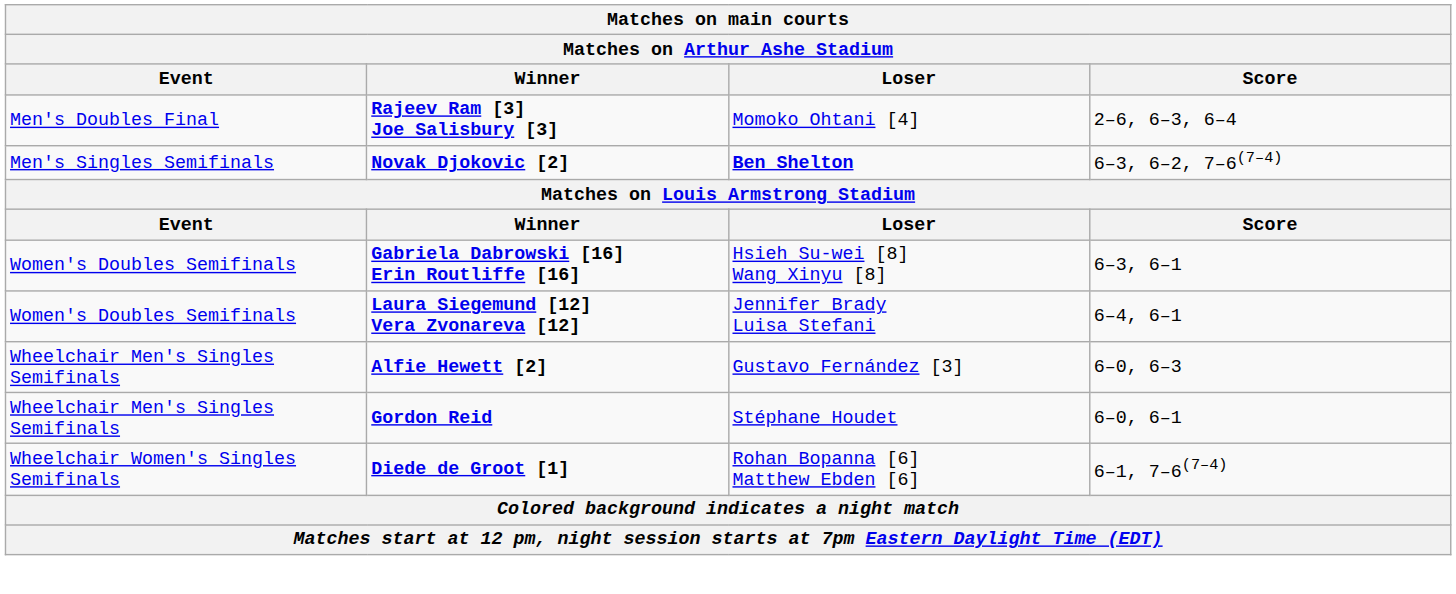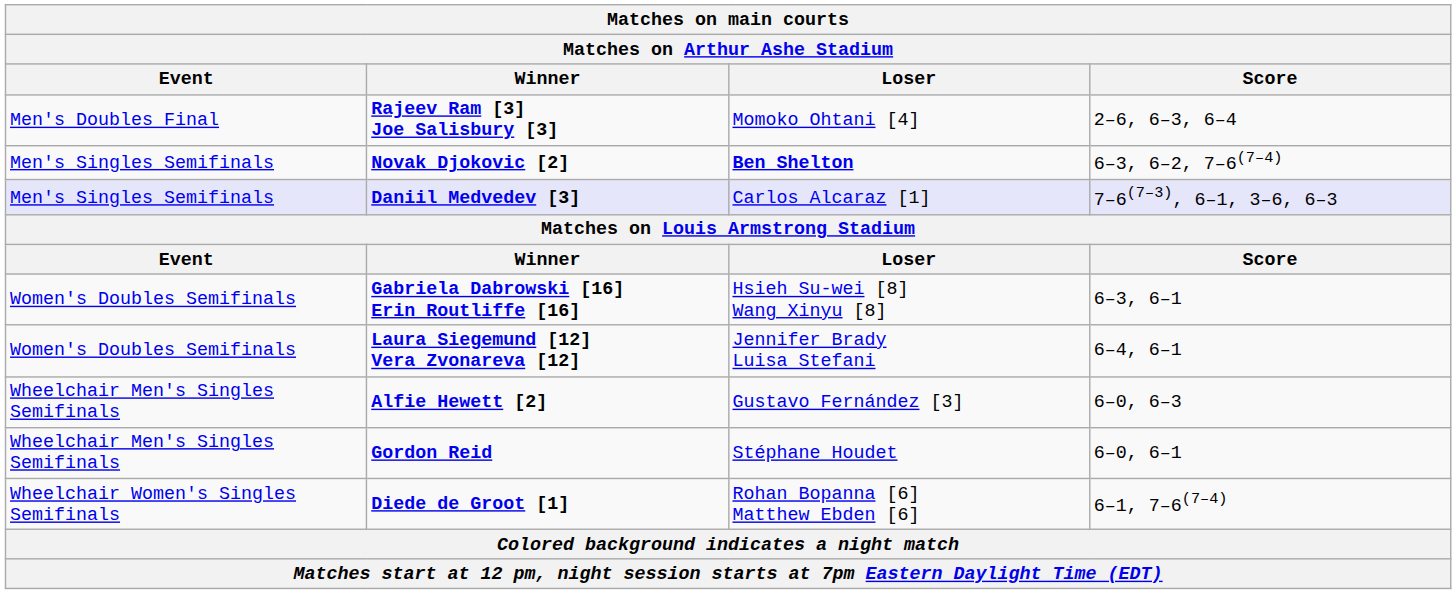+ row: (476, 197)
